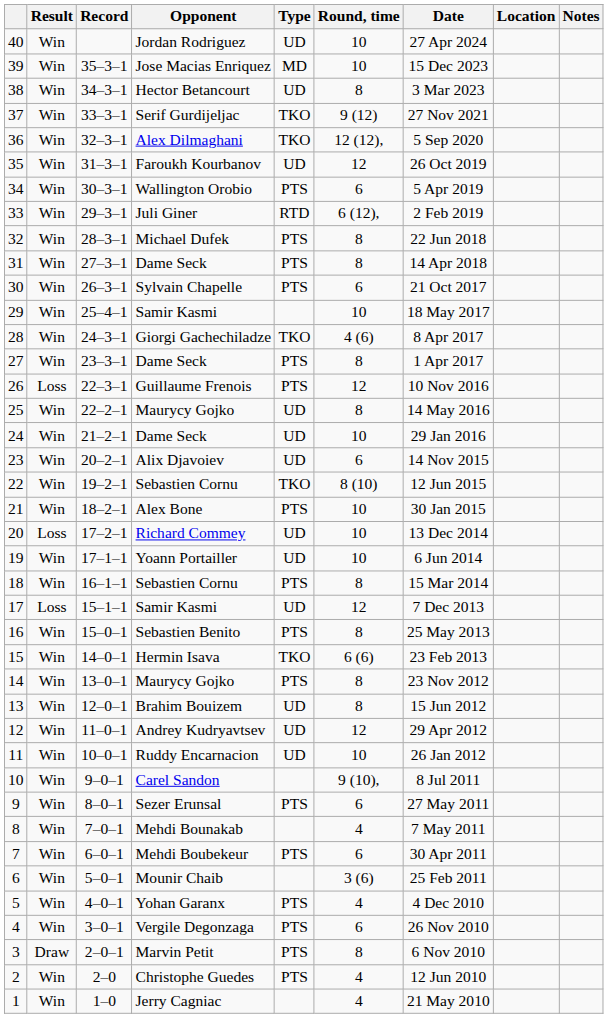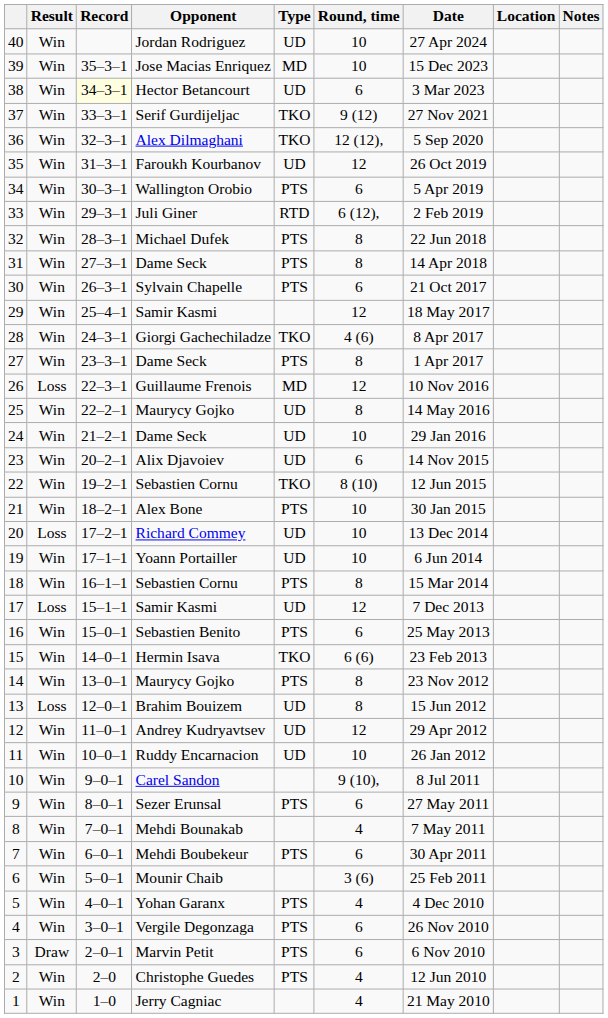(104, 90) no background -> (104, 90) lightyellow background
(359, 90) 8 -> (359, 90) 6
(359, 312) 10 -> (359, 312) 12
(294, 386) PTS -> (294, 386) MD
(359, 632) 8 -> (359, 632) 6
(52, 705) Win -> (52, 705) Loss
(359, 952) 8 -> (359, 952) 6
